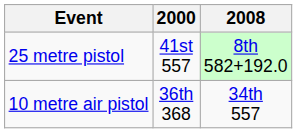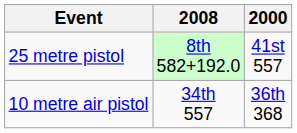columns swapped: (176, 18) <-> (246, 18)
